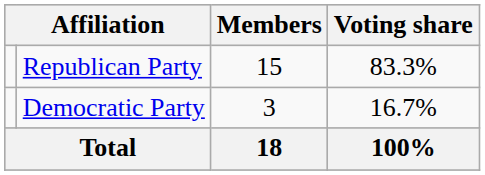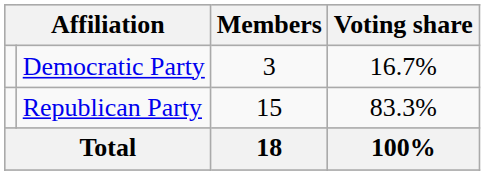rows swapped: (114, 107) <-> (112, 66)
